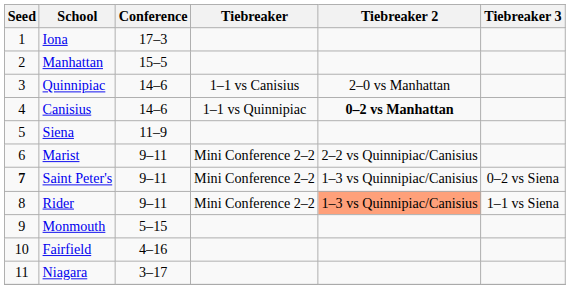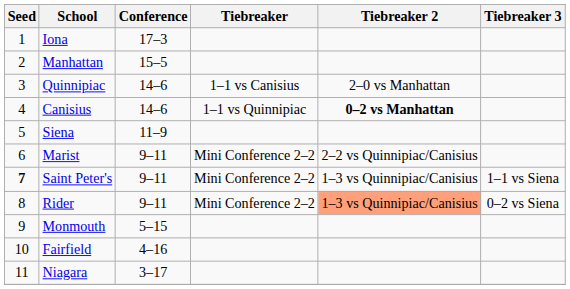(523, 179) 0–2 vs Siena -> (523, 179) 1–1 vs Siena
(523, 202) 1–1 vs Siena -> (523, 202) 0–2 vs Siena
